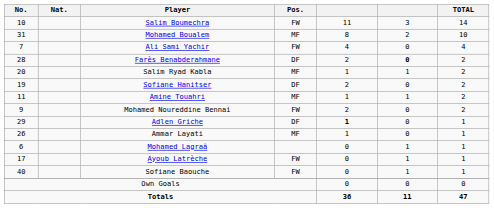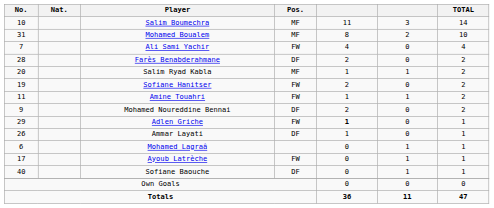(295, 23) FW -> (295, 23) MF
(407, 60) bold -> (407, 60) normal
(295, 85) DF -> (295, 85) FW
(295, 97) MF -> (295, 97) FW
(295, 110) FW -> (295, 110) DF
(295, 122) DF -> (295, 122) FW
(295, 134) MF -> (295, 134) DF
(295, 172) FW -> (295, 172) DF
